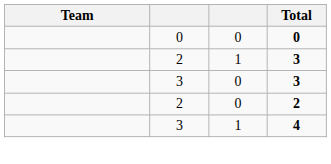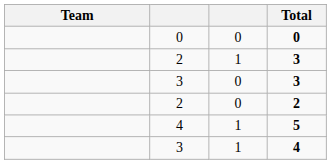+ row: (179, 125)
